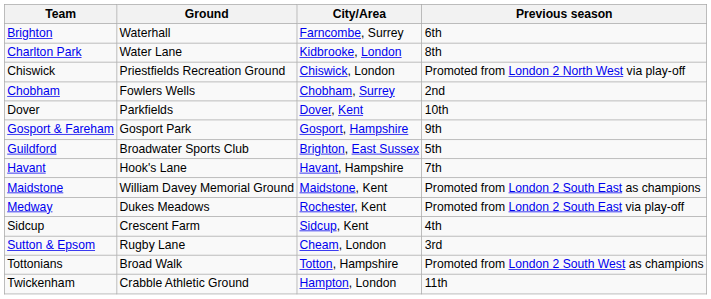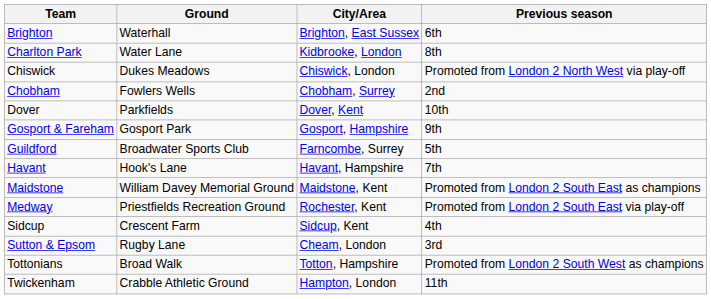(352, 33) Farncombe, Surrey -> (359, 33) Brighton, East Sussex
(202, 71) Priestfields Recreation Ground -> (165, 71) Dukes Meadows
(359, 149) Brighton, East Sussex -> (352, 149) Farncombe, Surrey
(165, 206) Dukes Meadows -> (202, 206) Priestfields Recreation Ground
